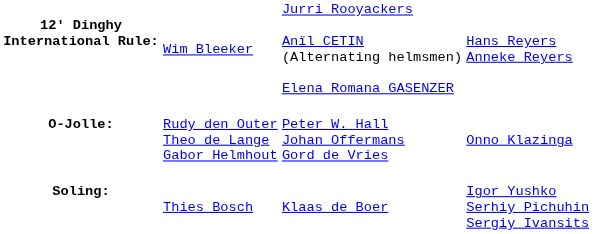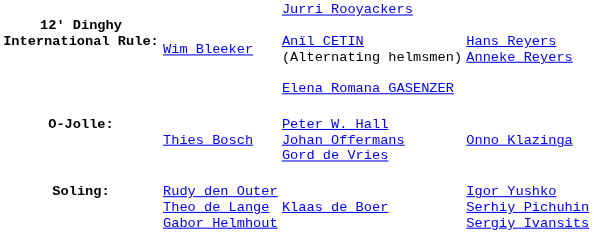(220, 140) Rudy den Outer Theo de Lange Gabor Helmhout -> (208, 140) Thies Bosch
(208, 207) Thies Bosch -> (220, 207) Rudy den Outer Theo de Lange Gabor Helmhout
